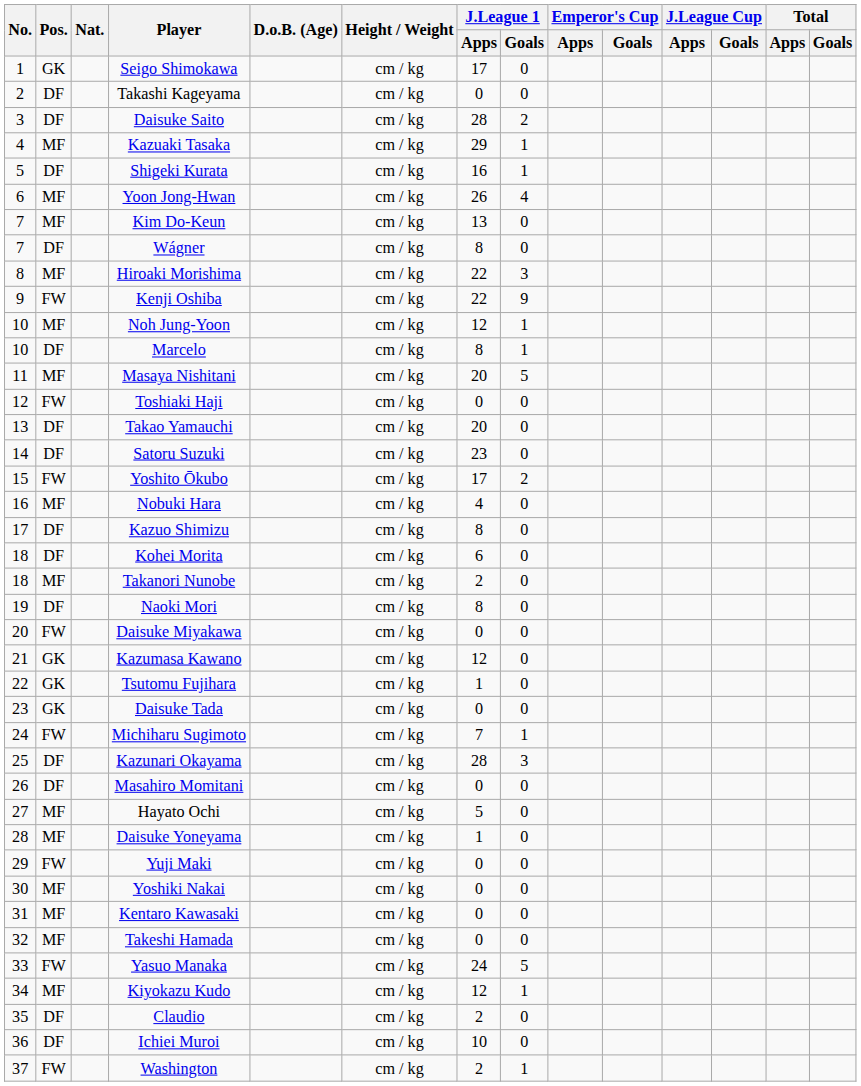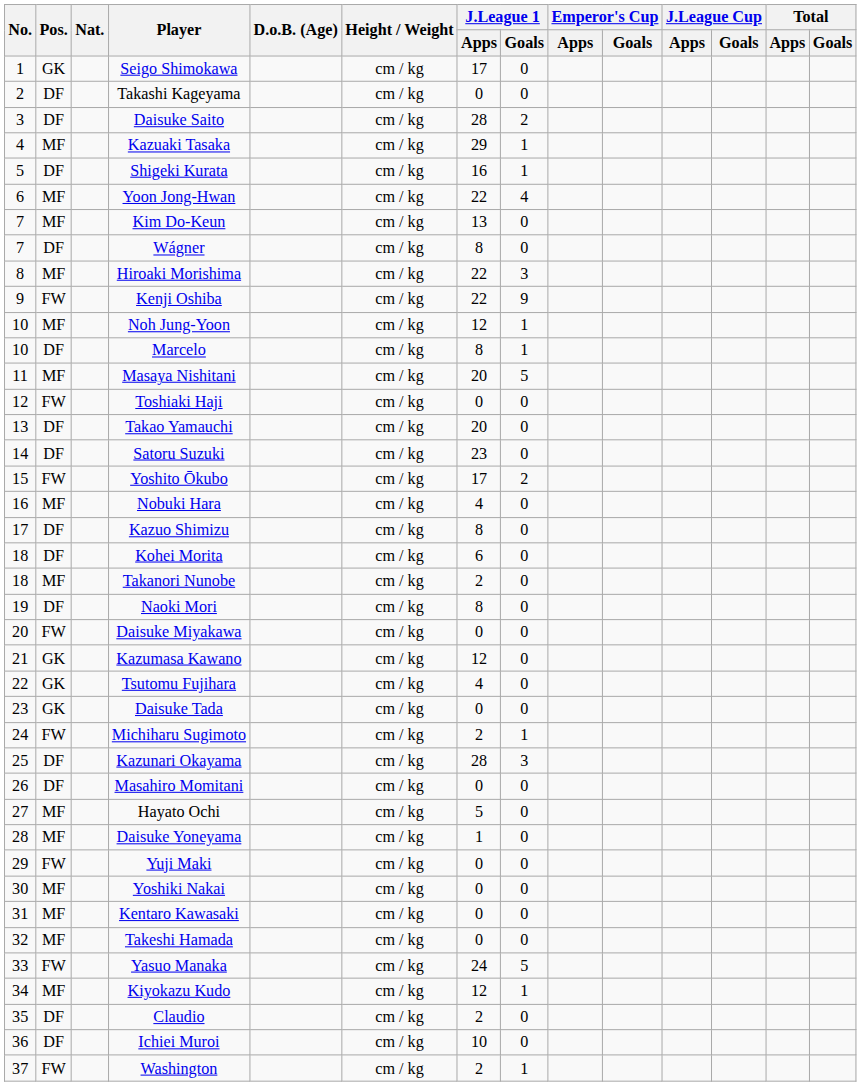(479, 196) 26 -> (479, 196) 22
(479, 683) 1 -> (479, 683) 4
(479, 734) 7 -> (479, 734) 2
